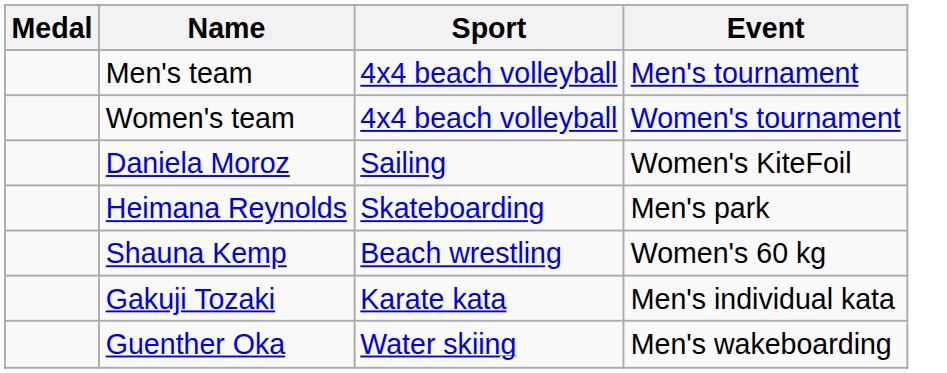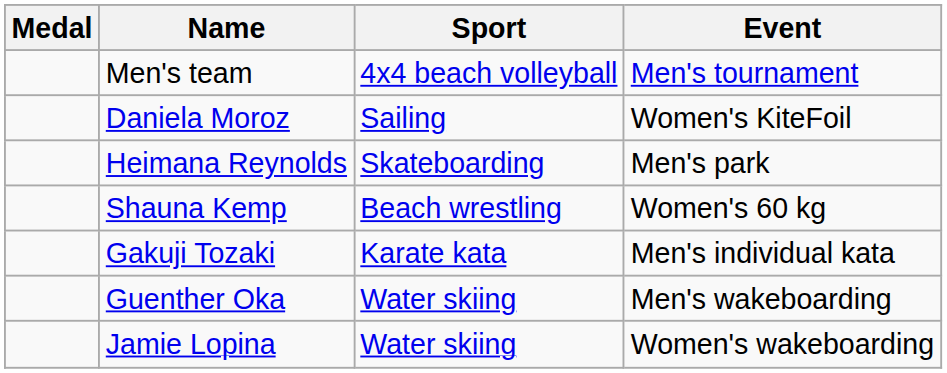- row: (200, 118)
+ row: (191, 344)
